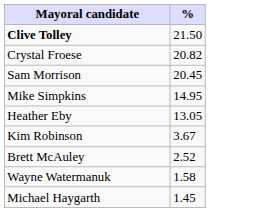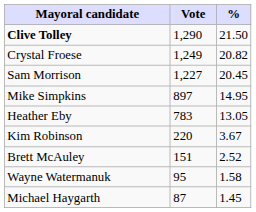+ column: (193, 14)
